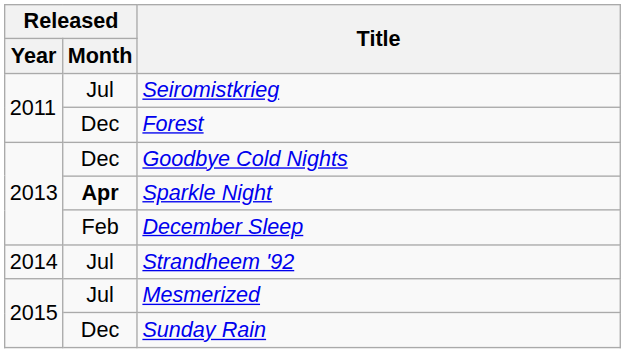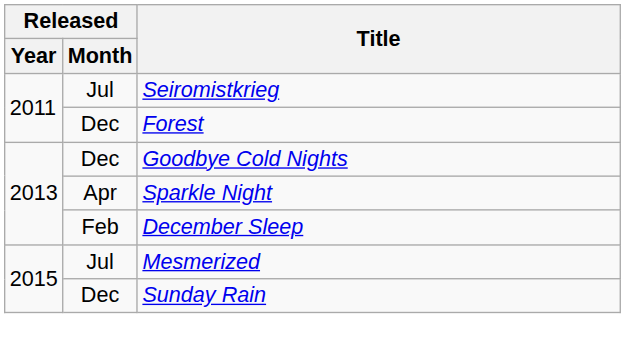(100, 192) bold -> (100, 192) normal
- row: (218, 261)
